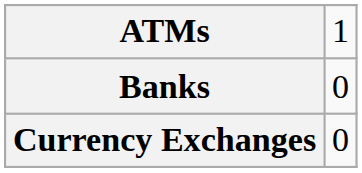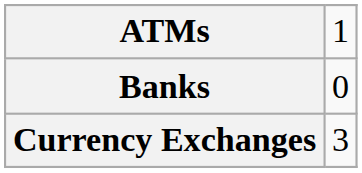(340, 139) 0 -> (340, 139) 3
